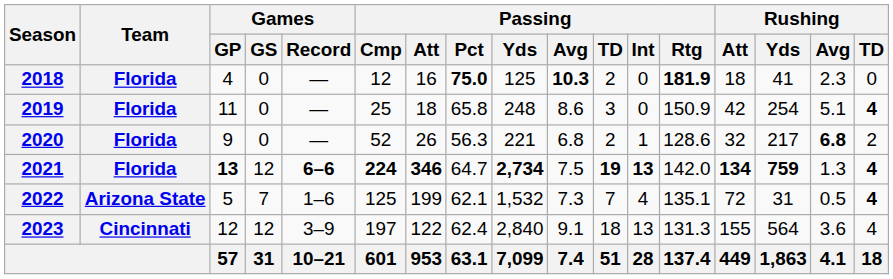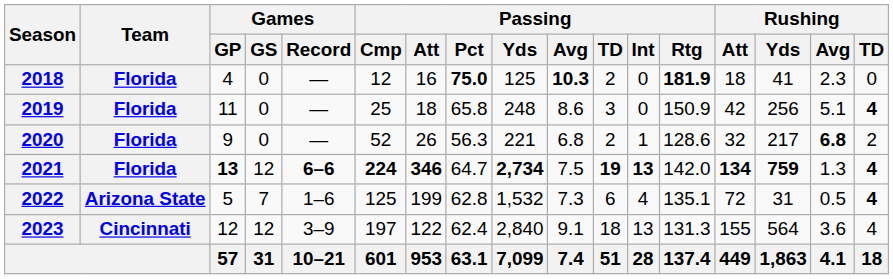(783, 109) 254 -> (783, 109) 256
(469, 199) 62.1 -> (469, 199) 62.8
(610, 199) 7 -> (610, 199) 6
